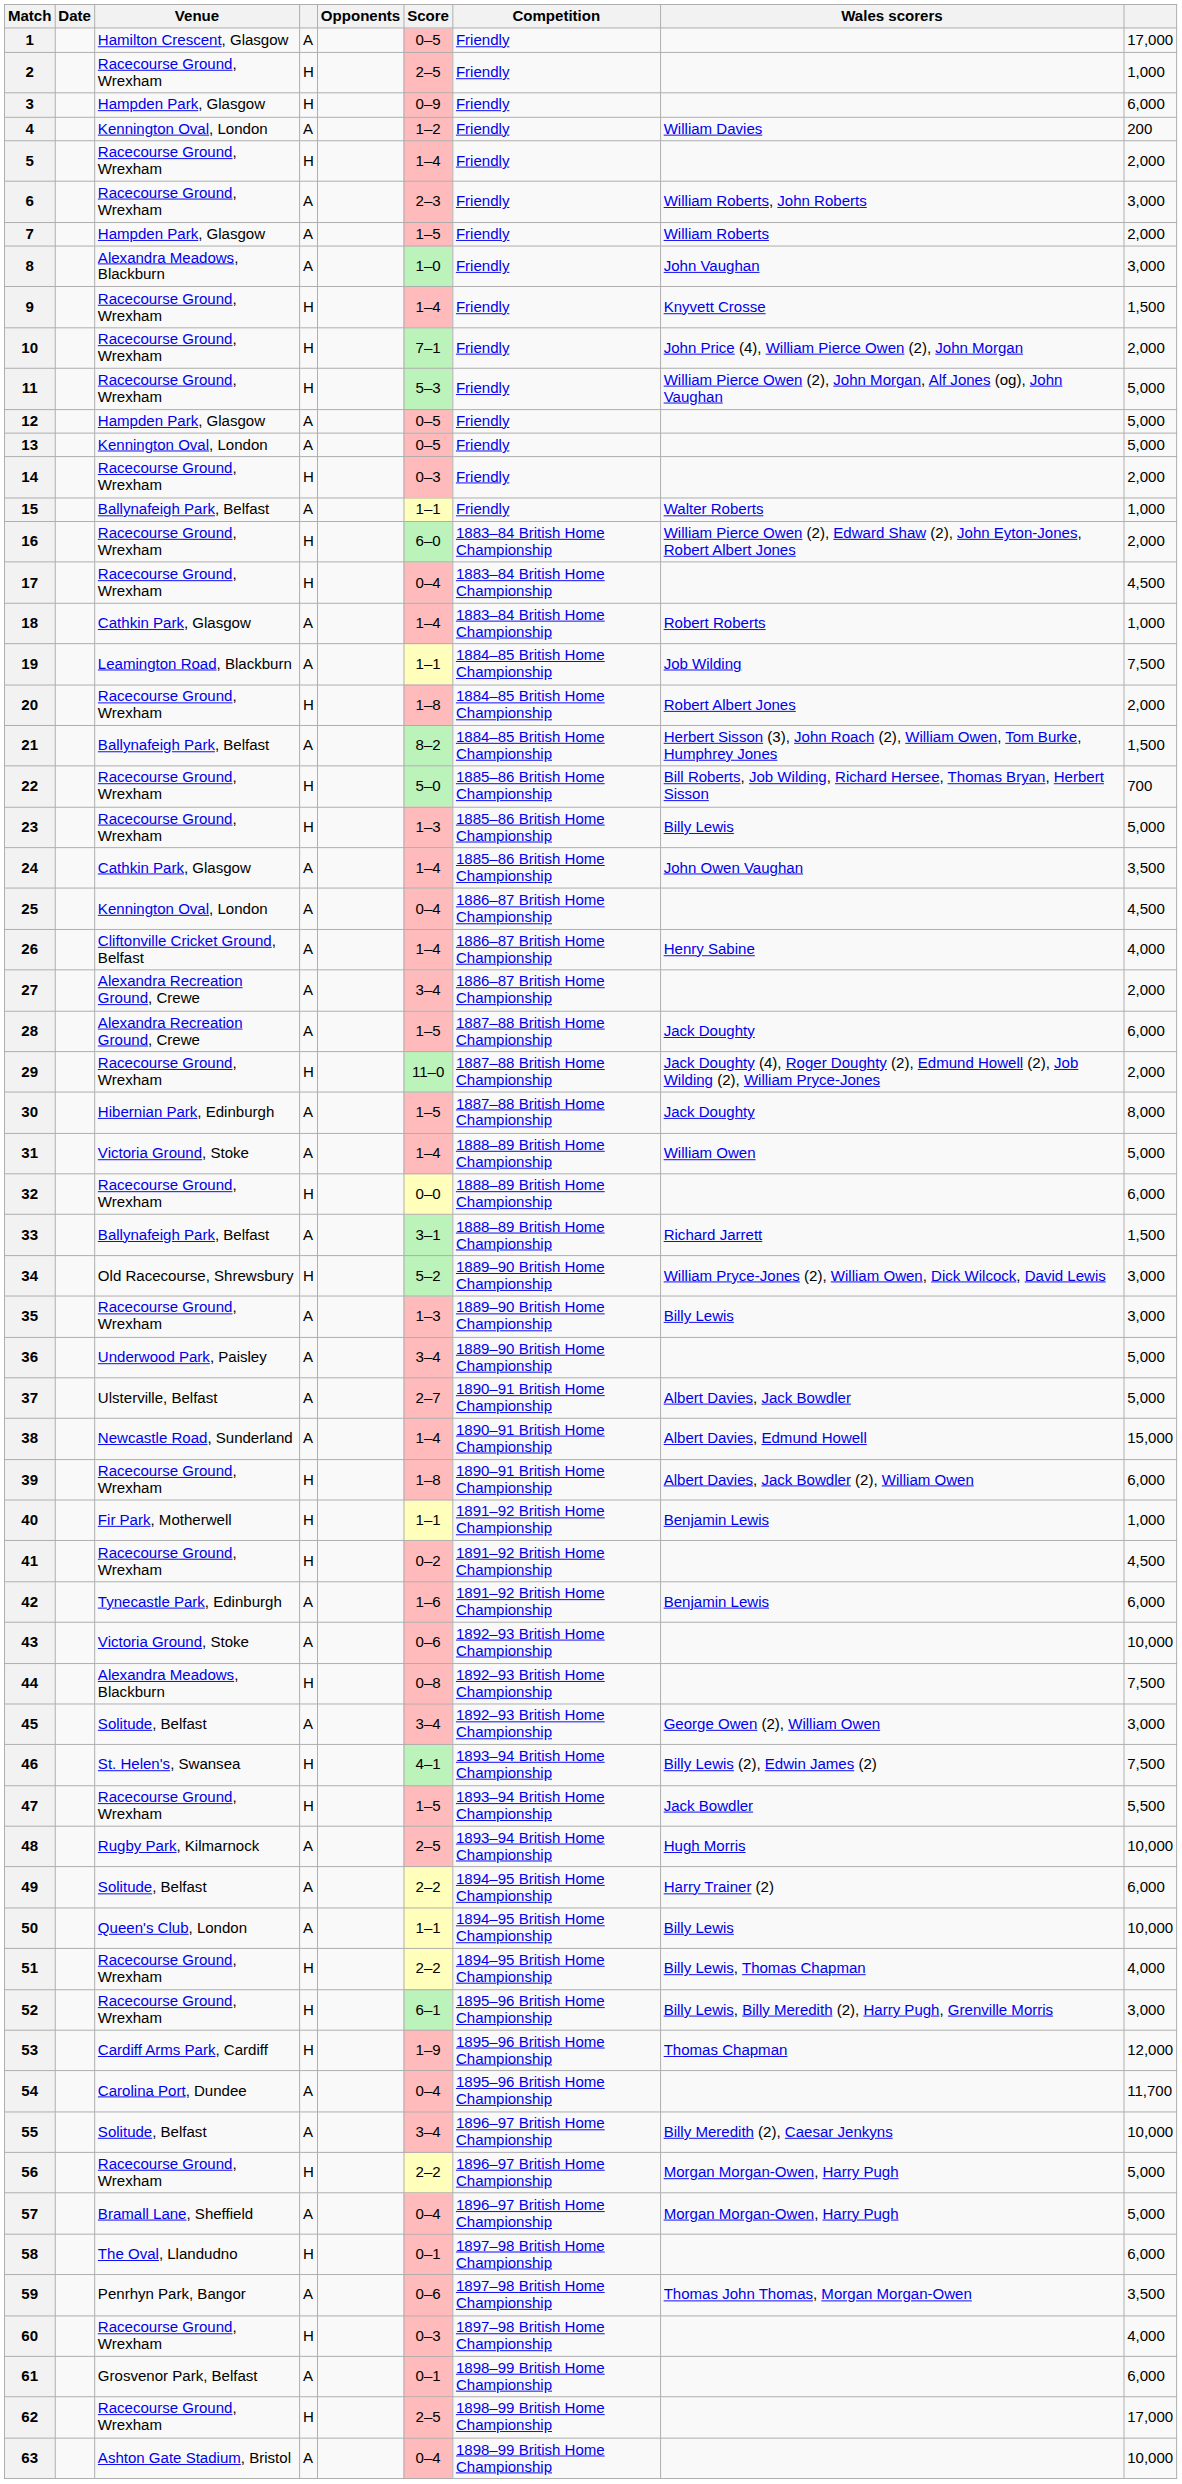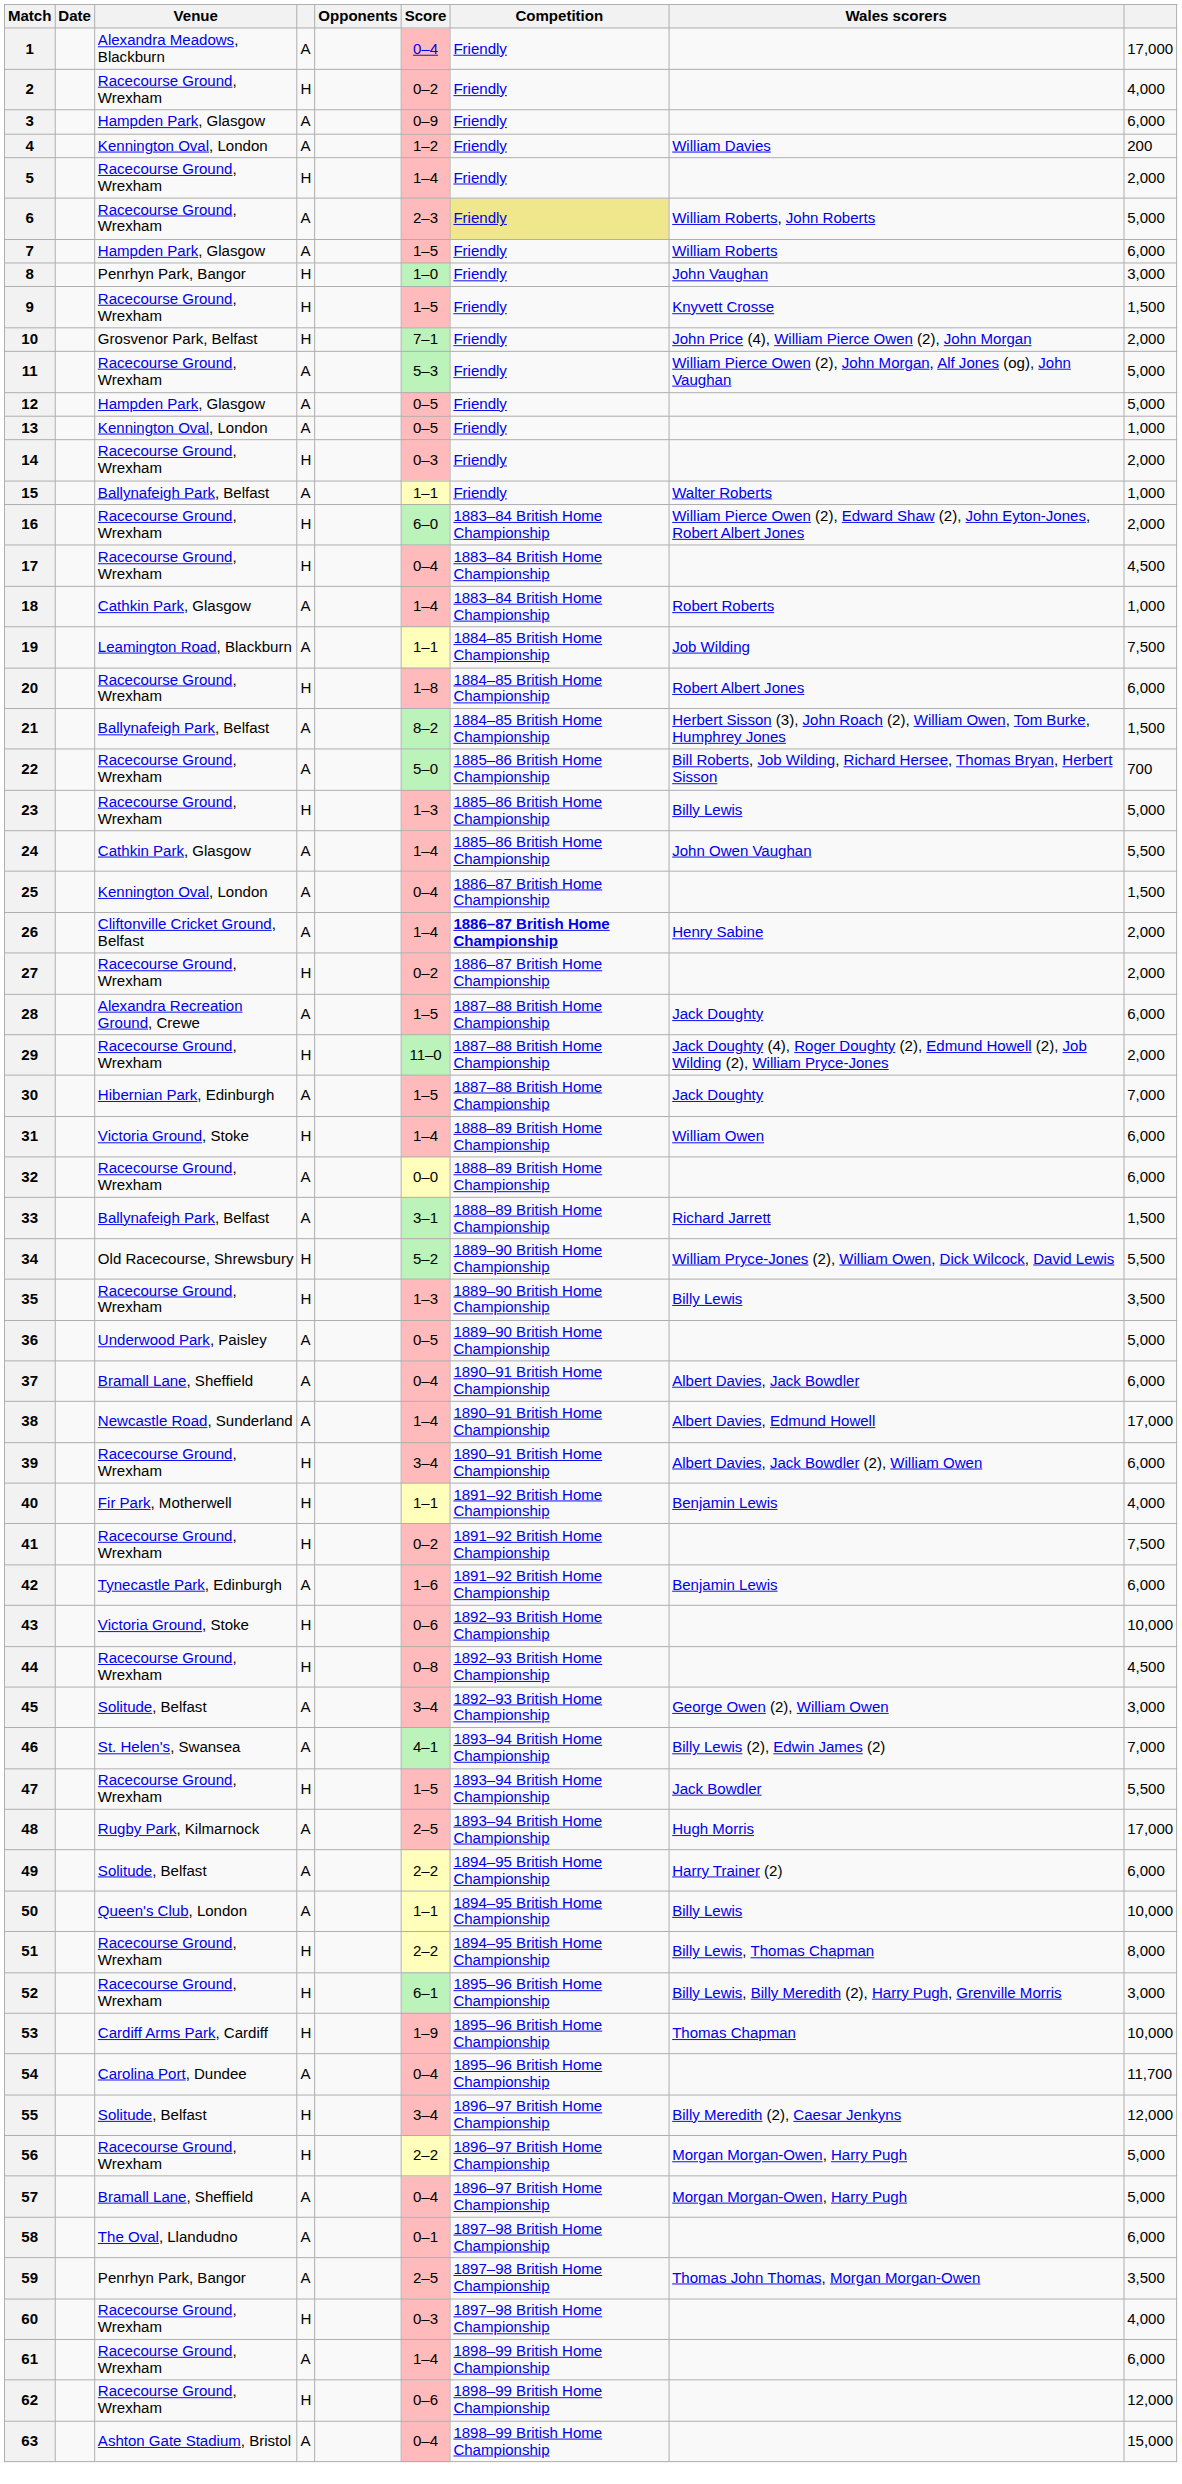(193, 40) Hamilton Crescent, Glasgow -> (168, 48) Alexandra Meadows, Blackburn
(428, 40) 0–5 -> (426, 48) 0–4
(428, 72) 2–5 -> (426, 89) 0–2
(1146, 72) 1,000 -> (1146, 89) 4,000
(309, 104) H -> (306, 121) A
(483, 201) no background -> (480, 218) khaki background
(1146, 201) 3,000 -> (1146, 218) 5,000
(1146, 234) 2,000 -> (1146, 251) 6,000
(168, 266) Alexandra Meadows, Blackburn -> (172, 274) Penrhyn Park, Bangor
(308, 266) A -> (306, 274) H
(428, 307) 1–4 -> (426, 307) 1–5
(167, 348) Racecourse Ground, Wrexham -> (178, 339) Grosvenor Park, Belfast
(309, 388) H -> (306, 371) A
(1146, 444) 5,000 -> (1146, 428) 1,000
(1146, 704) 2,000 -> (1146, 688) 6,000
(309, 786) H -> (306, 769) A
(1146, 868) 3,500 -> (1146, 851) 5,500
(1146, 908) 4,500 -> (1146, 891) 1,500
(530, 949) normal -> (532, 932) bold
(1146, 949) 4,000 -> (1146, 932) 2,000
(170, 990) Alexandra Recreation Ground, Crewe -> (167, 973) Racecourse Ground, Wrexham
(308, 990) A -> (306, 973) H
(428, 990) 3–4 -> (426, 973) 0–2
(1146, 1112) 8,000 -> (1146, 1095) 7,000
(308, 1153) A -> (306, 1136) H
(1146, 1153) 5,000 -> (1146, 1136) 6,000
(309, 1194) H -> (306, 1177) A
(1146, 1275) 3,000 -> (1146, 1258) 5,500
(308, 1316) A -> (306, 1299) H
(1146, 1316) 3,000 -> (1146, 1299) 3,500
(428, 1357) 3–4 -> (426, 1340) 0–5
(158, 1398) Ulsterville, Belfast -> (175, 1381) Bramall Lane, Sheffield
(428, 1398) 2–7 -> (426, 1381) 0–4
(1146, 1398) 5,000 -> (1146, 1381) 6,000
(1150, 1438) 15,000 -> (1150, 1421) 17,000
(428, 1479) 1–8 -> (426, 1462) 3–4
(1146, 1520) 1,000 -> (1146, 1503) 4,000
(1146, 1561) 4,500 -> (1146, 1544) 7,500
(308, 1642) A -> (306, 1625) H
(168, 1683) Alexandra Meadows, Blackburn -> (167, 1666) Racecourse Ground, Wrexham
(1146, 1683) 7,500 -> (1146, 1666) 4,500
(309, 1765) H -> (306, 1748) A
(1146, 1765) 7,500 -> (1146, 1748) 7,000
(1150, 1846) 10,000 -> (1150, 1829) 17,000
(1146, 1968) 4,000 -> (1146, 1952) 8,000
(1150, 2050) 12,000 -> (1150, 2033) 10,000
(308, 2132) A -> (306, 2115) H
(1150, 2132) 10,000 -> (1150, 2115) 12,000
(309, 2254) H -> (306, 2237) A
(428, 2295) 0–6 -> (426, 2278) 2–5
(178, 2376) Grosvenor Park, Belfast -> (167, 2359) Racecourse Ground, Wrexham
(428, 2376) 0–1 -> (426, 2359) 1–4
(428, 2417) 2–5 -> (426, 2400) 0–6
(1150, 2417) 17,000 -> (1150, 2400) 12,000
(1150, 2458) 10,000 -> (1150, 2441) 15,000
